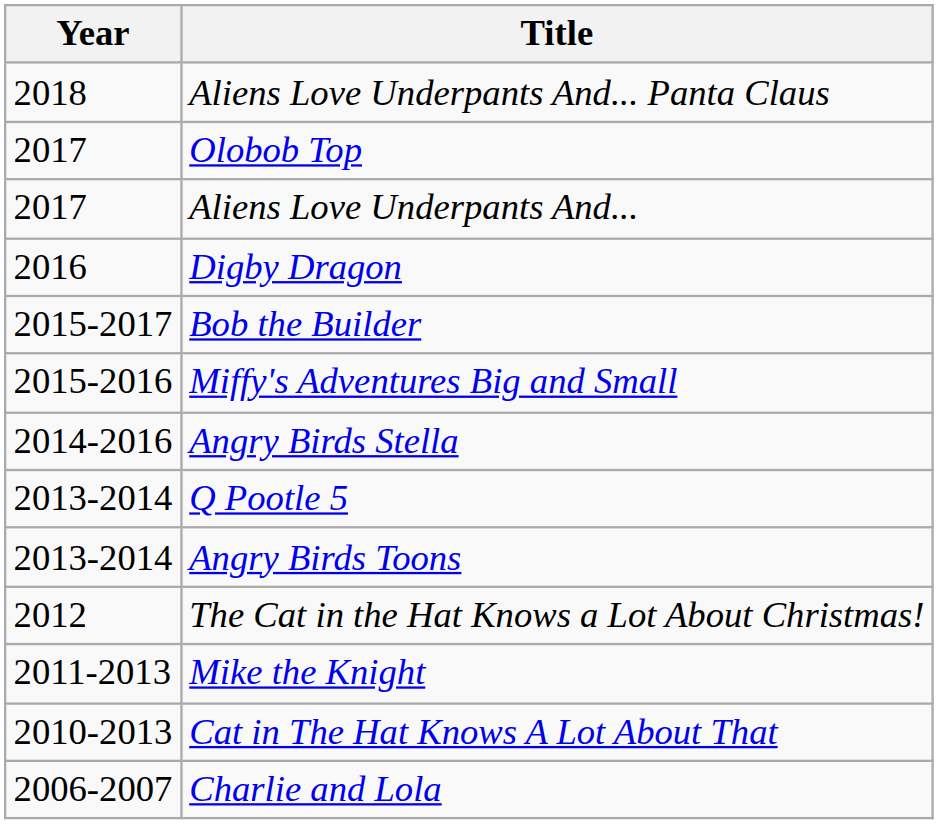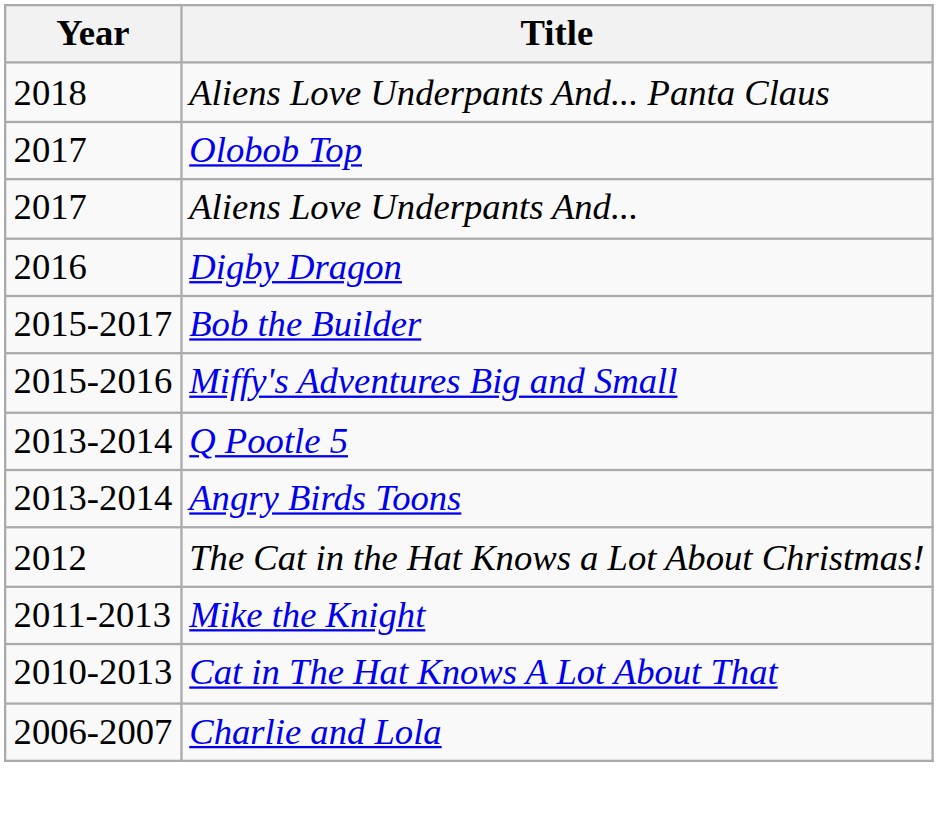- row: (324, 440)
